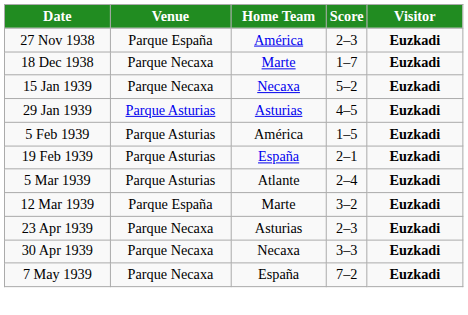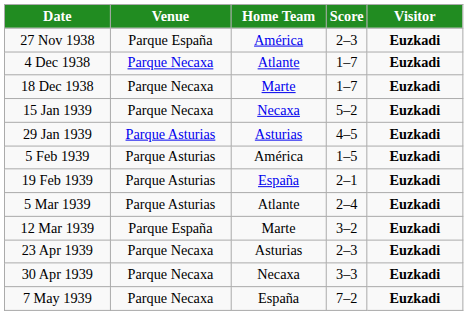+ row: (57, 63)
